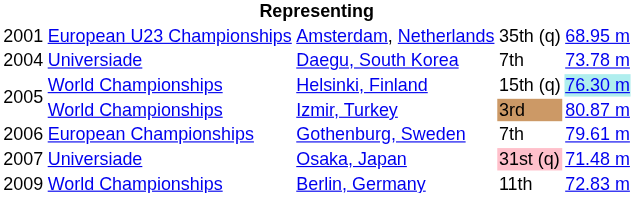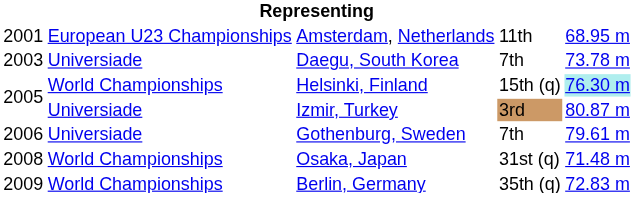(530, 36) 35th (q) -> (516, 36) 11th
(23, 60) 2004 -> (23, 60) 2003
(135, 109) World Championships -> (95, 109) Universiade
(151, 134) European Championships -> (95, 134) Universiade
(23, 159) 2007 -> (23, 159) 2008
(95, 159) Universiade -> (135, 159) World Championships
(529, 159) pink background -> (529, 159) no background
(516, 183) 11th -> (530, 183) 35th (q)
